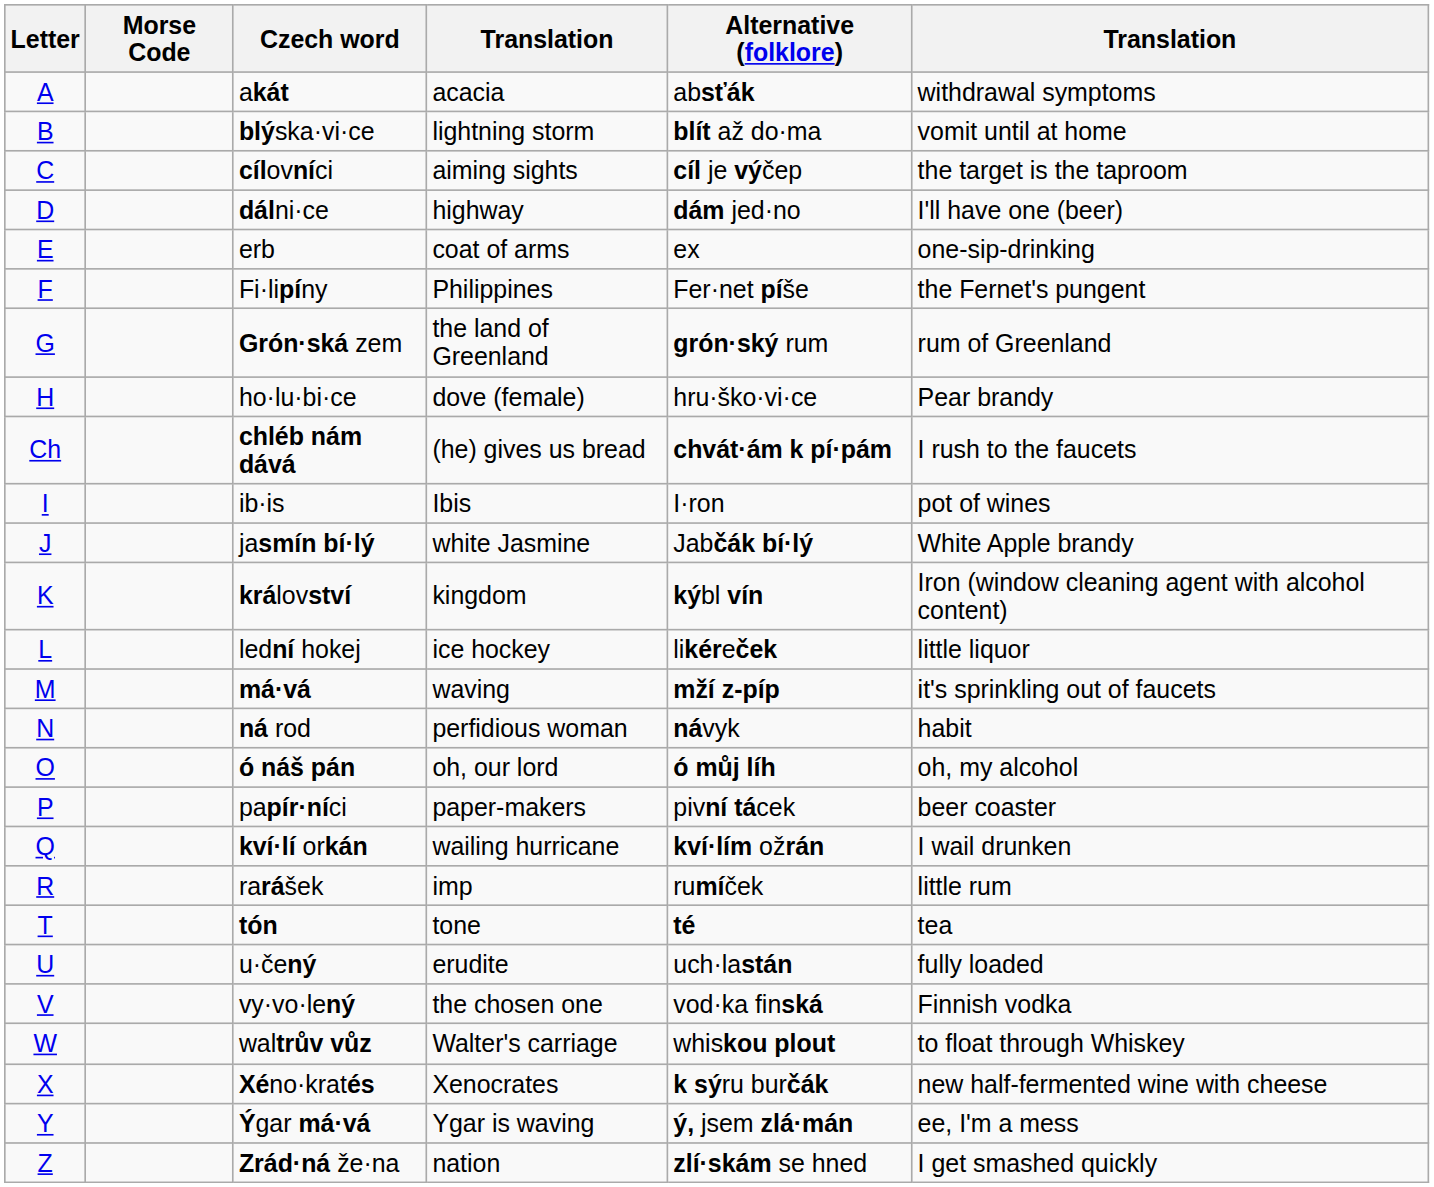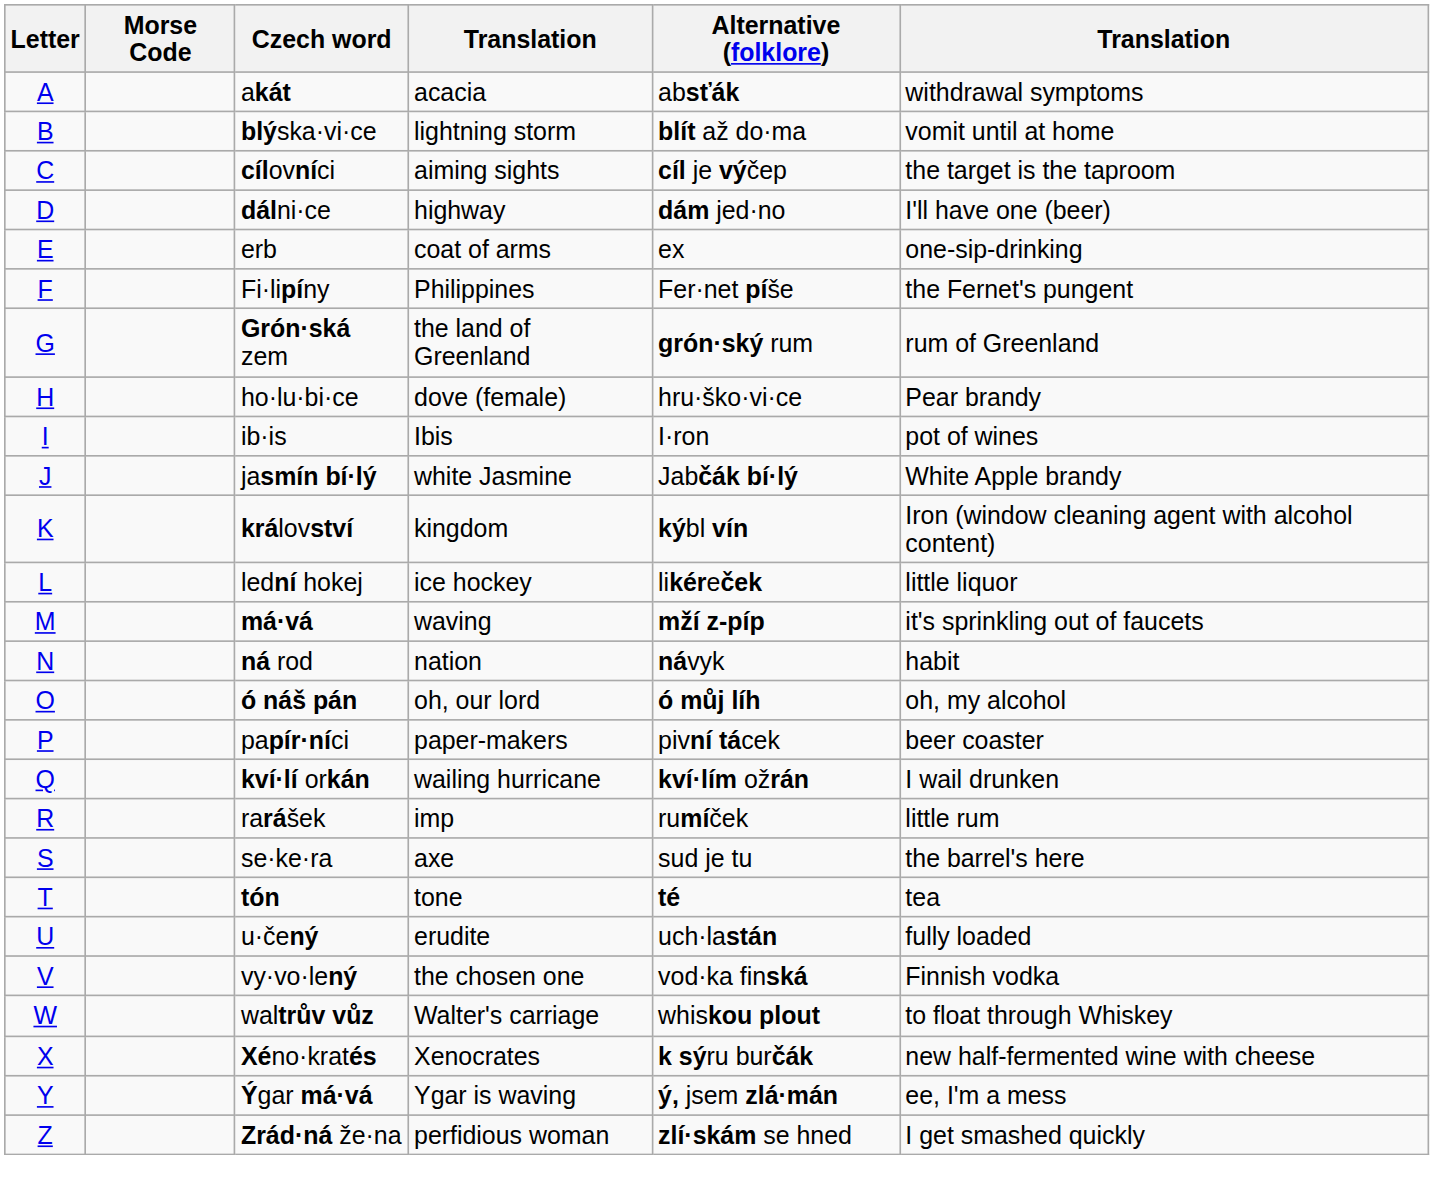- row: (300, 450)
(530, 728) perfidious woman -> (448, 661) nation
+ row: (287, 858)
(466, 1162) nation -> (512, 1134) perfidious woman
